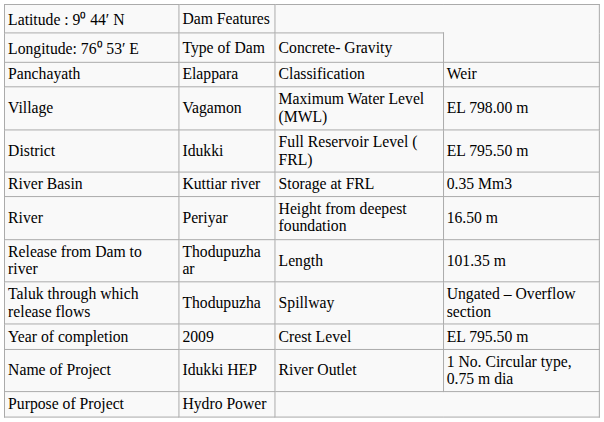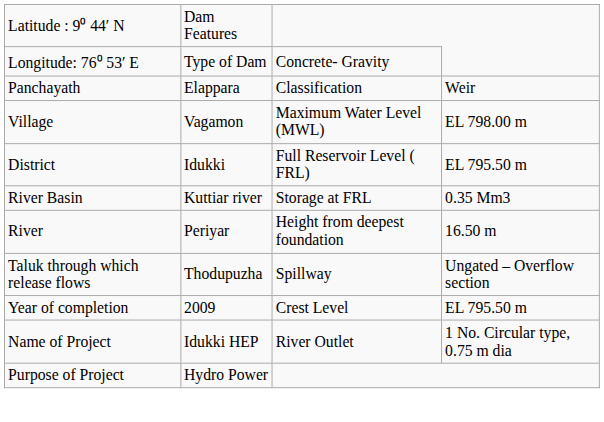- row: (75, 260)
